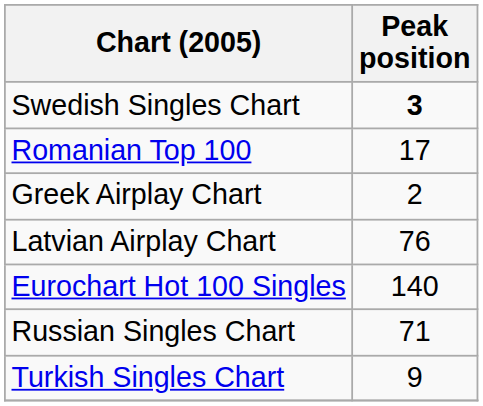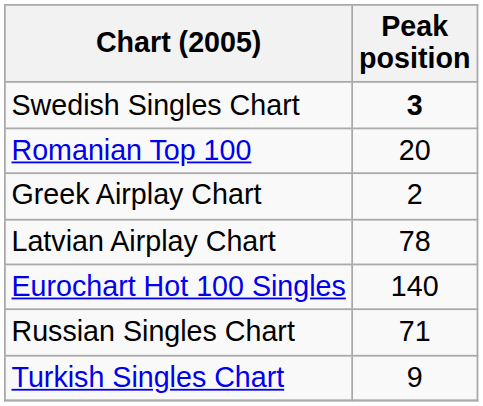(415, 150) 17 -> (415, 150) 20
(415, 241) 76 -> (415, 241) 78
